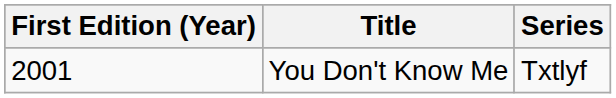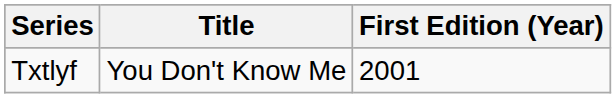columns swapped: (134, 26) <-> (562, 26)
